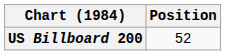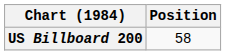(183, 39) 52 -> (183, 39) 58
